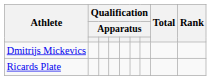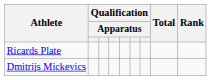rows swapped: (46, 50) <-> (34, 67)
